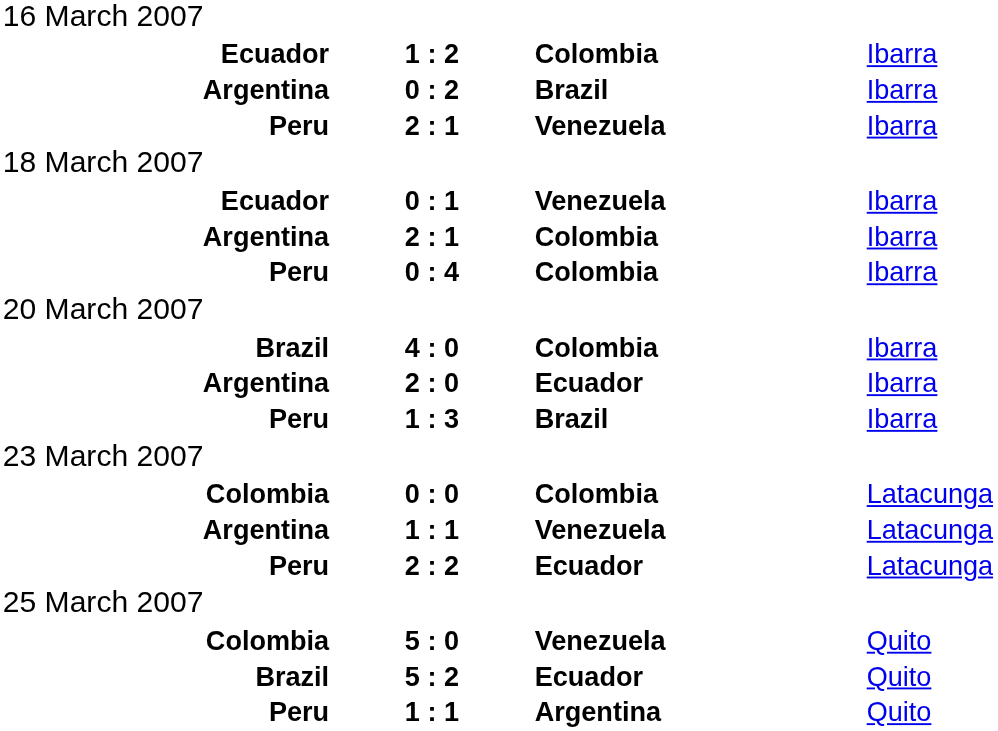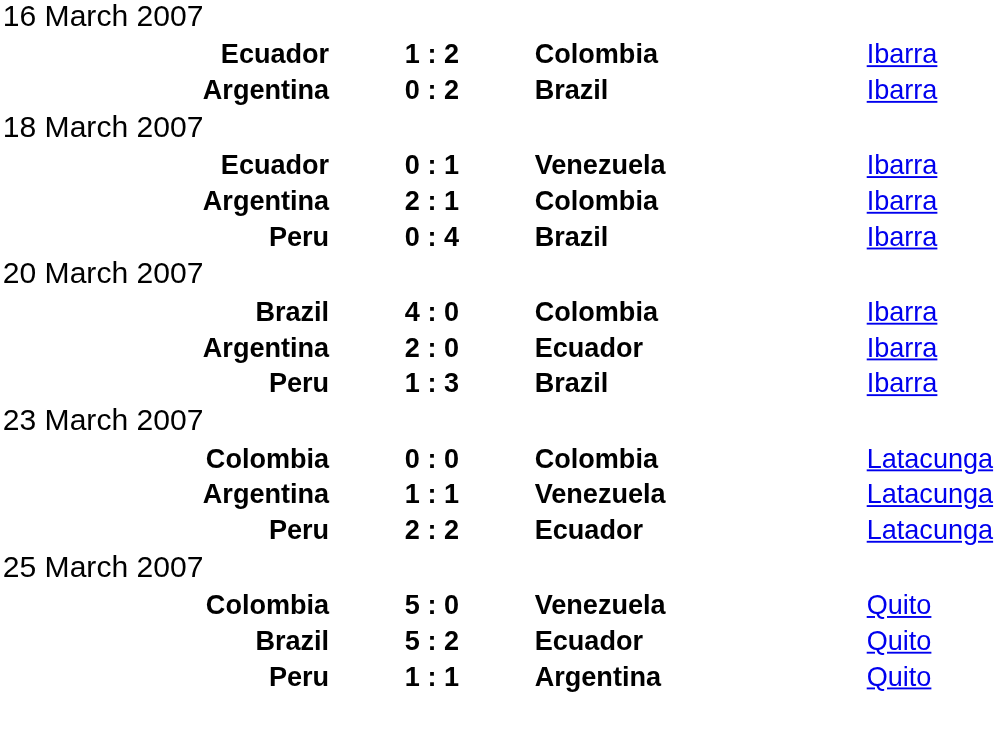- row: (299, 125)
(596, 272) Colombia -> (572, 236) Brazil
